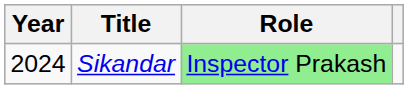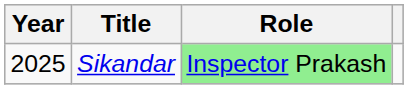(38, 63) 2024 -> (38, 63) 2025
